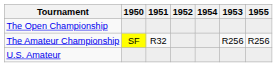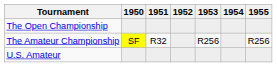columns swapped: (233, 12) <-> (207, 12)
